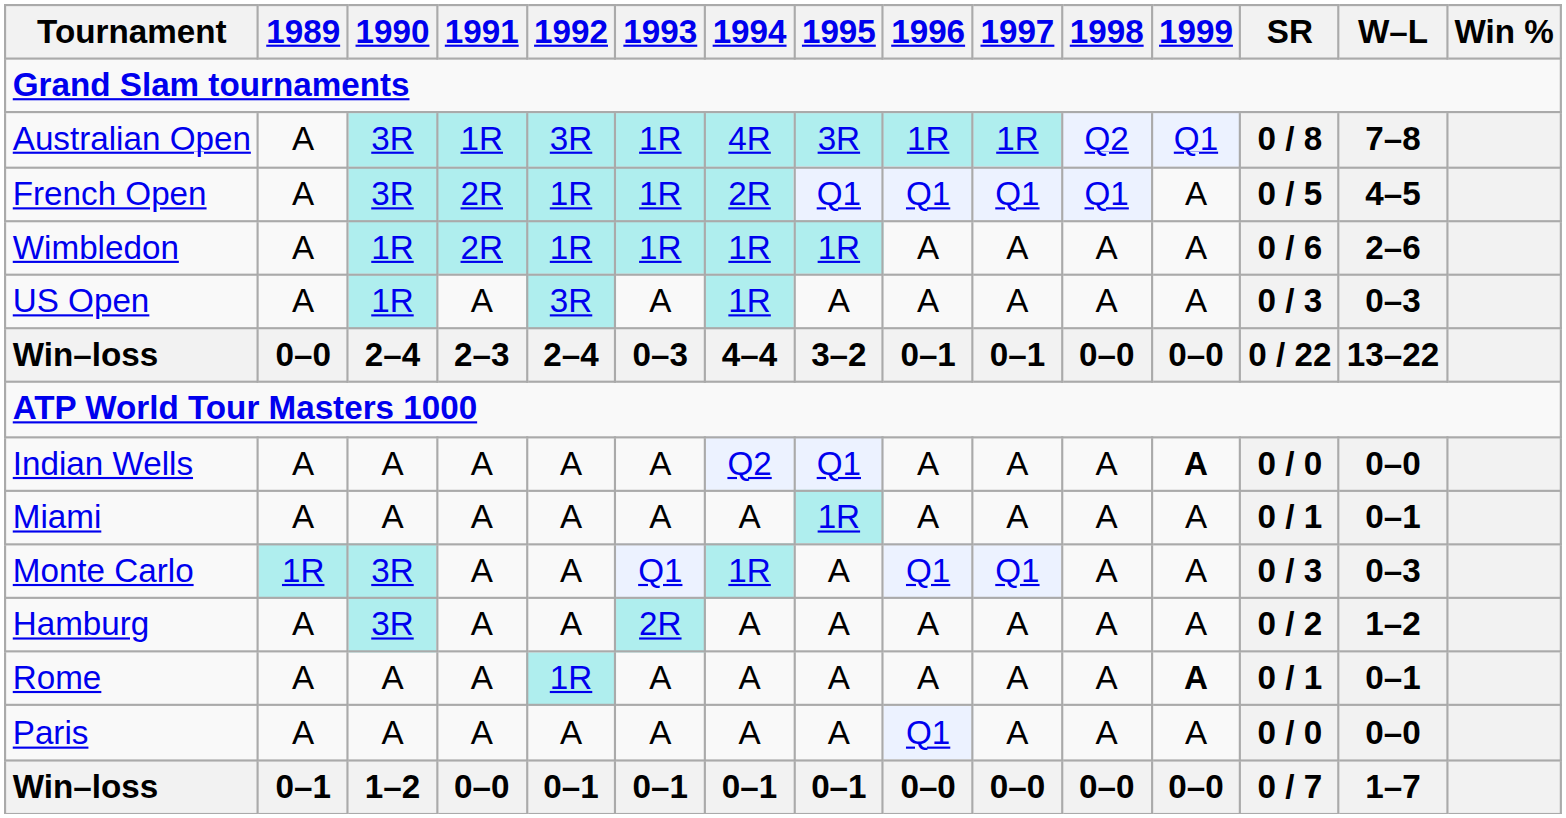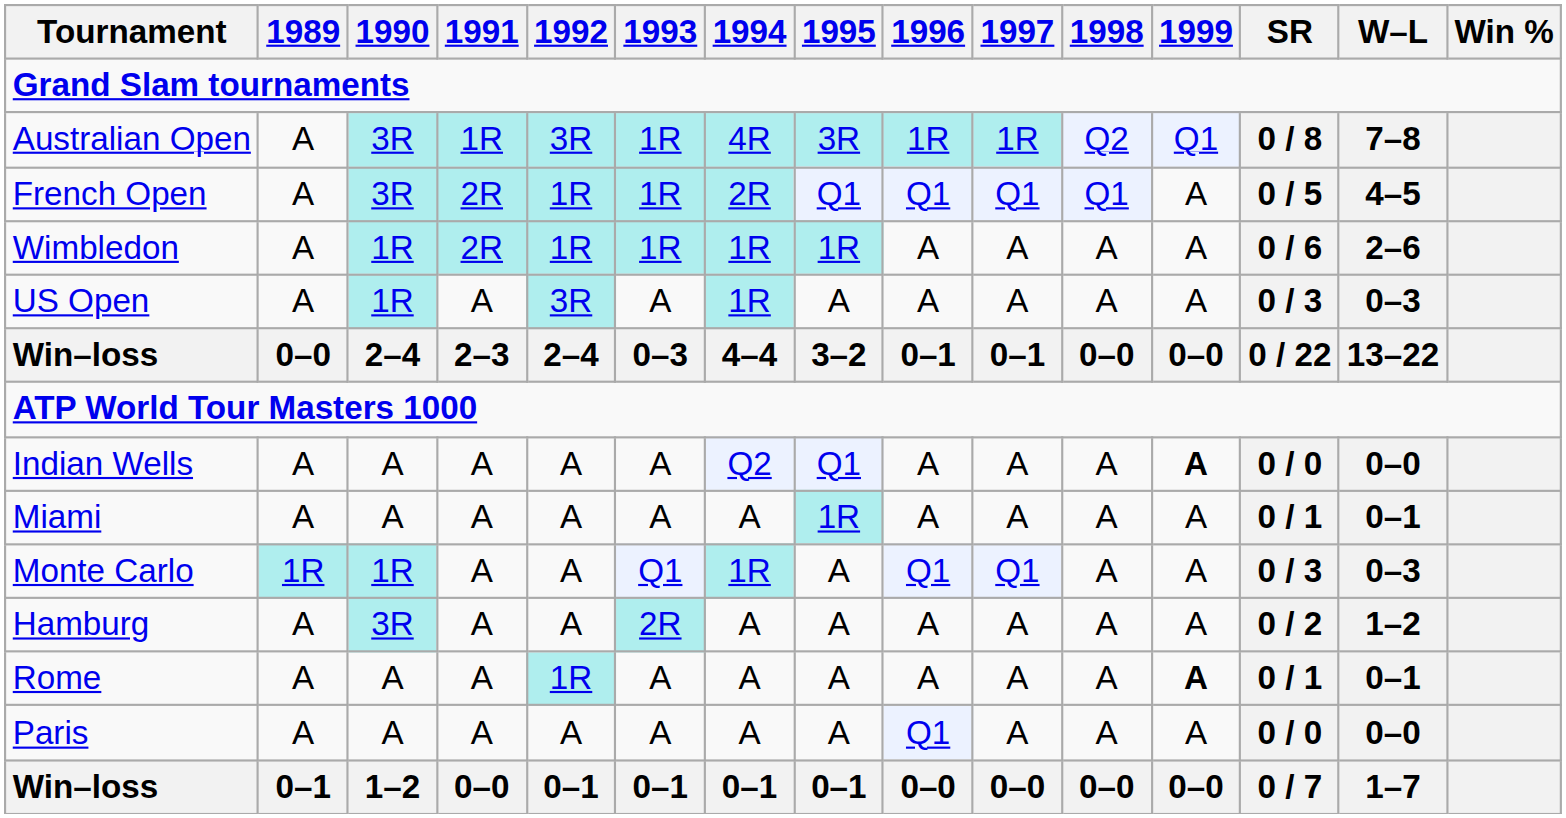(392, 569) 3R -> (392, 569) 1R
